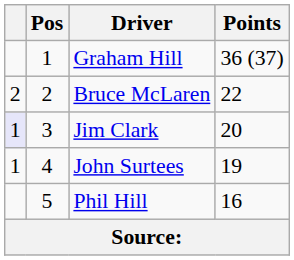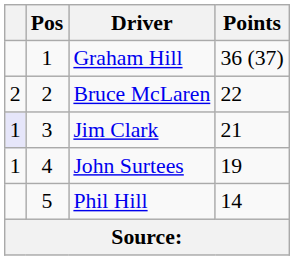(231, 130) 20 -> (231, 130) 21
(231, 201) 16 -> (231, 201) 14
